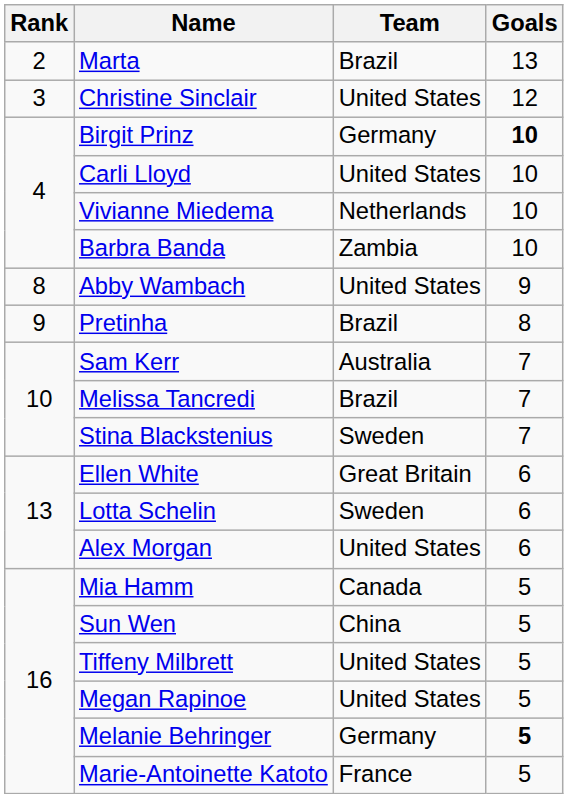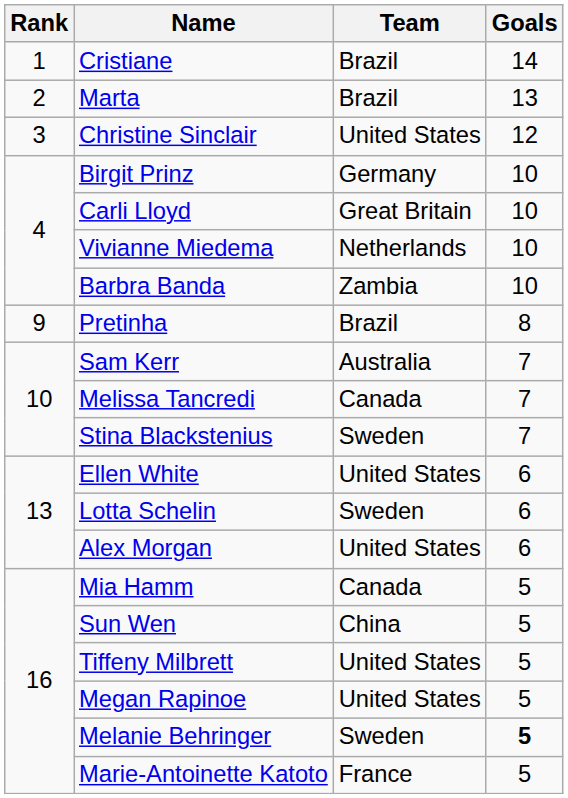+ row: (126, 60)
(525, 135) bold -> (525, 173) normal
(410, 173) United States -> (405, 211) Great Britain
- row: (162, 286)
(368, 398) Brazil -> (380, 398) Canada
(405, 473) Great Britain -> (410, 473) United States
(387, 736) Germany -> (382, 736) Sweden
